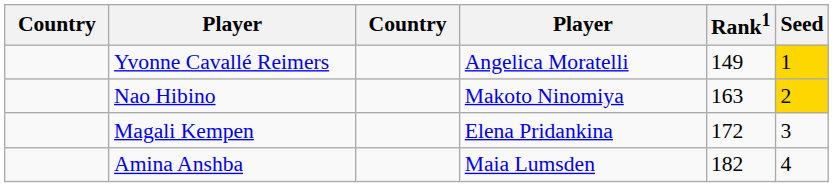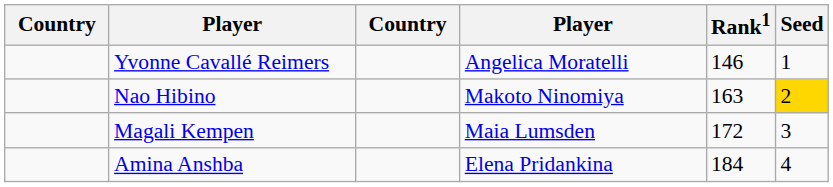(727, 61) 149 -> (727, 61) 146
(786, 61) gold background -> (786, 61) no background
(539, 130) Elena Pridankina -> (530, 130) Maia Lumsden
(530, 164) Maia Lumsden -> (539, 164) Elena Pridankina
(727, 164) 182 -> (727, 164) 184
